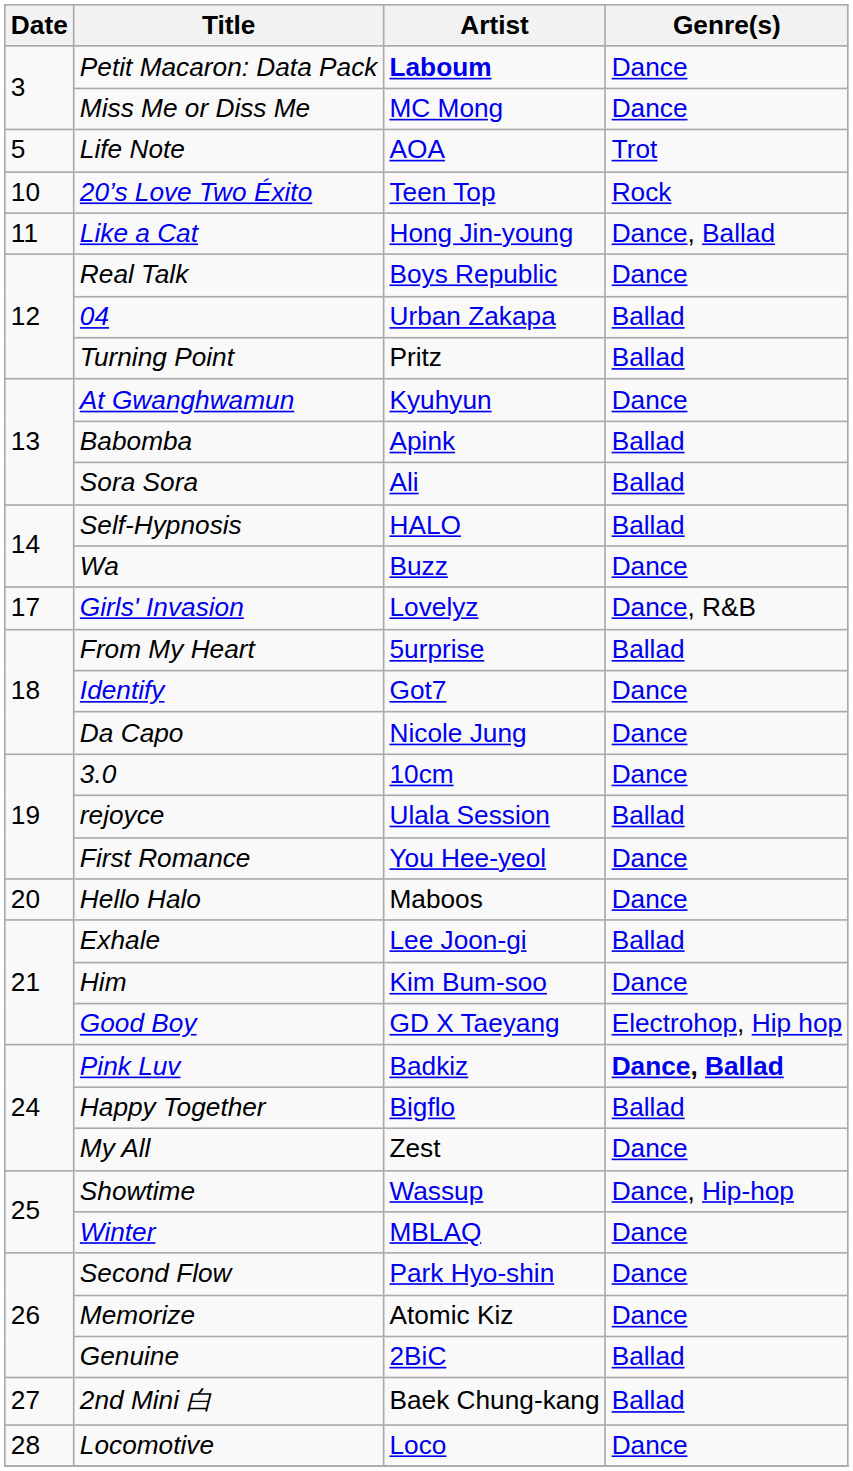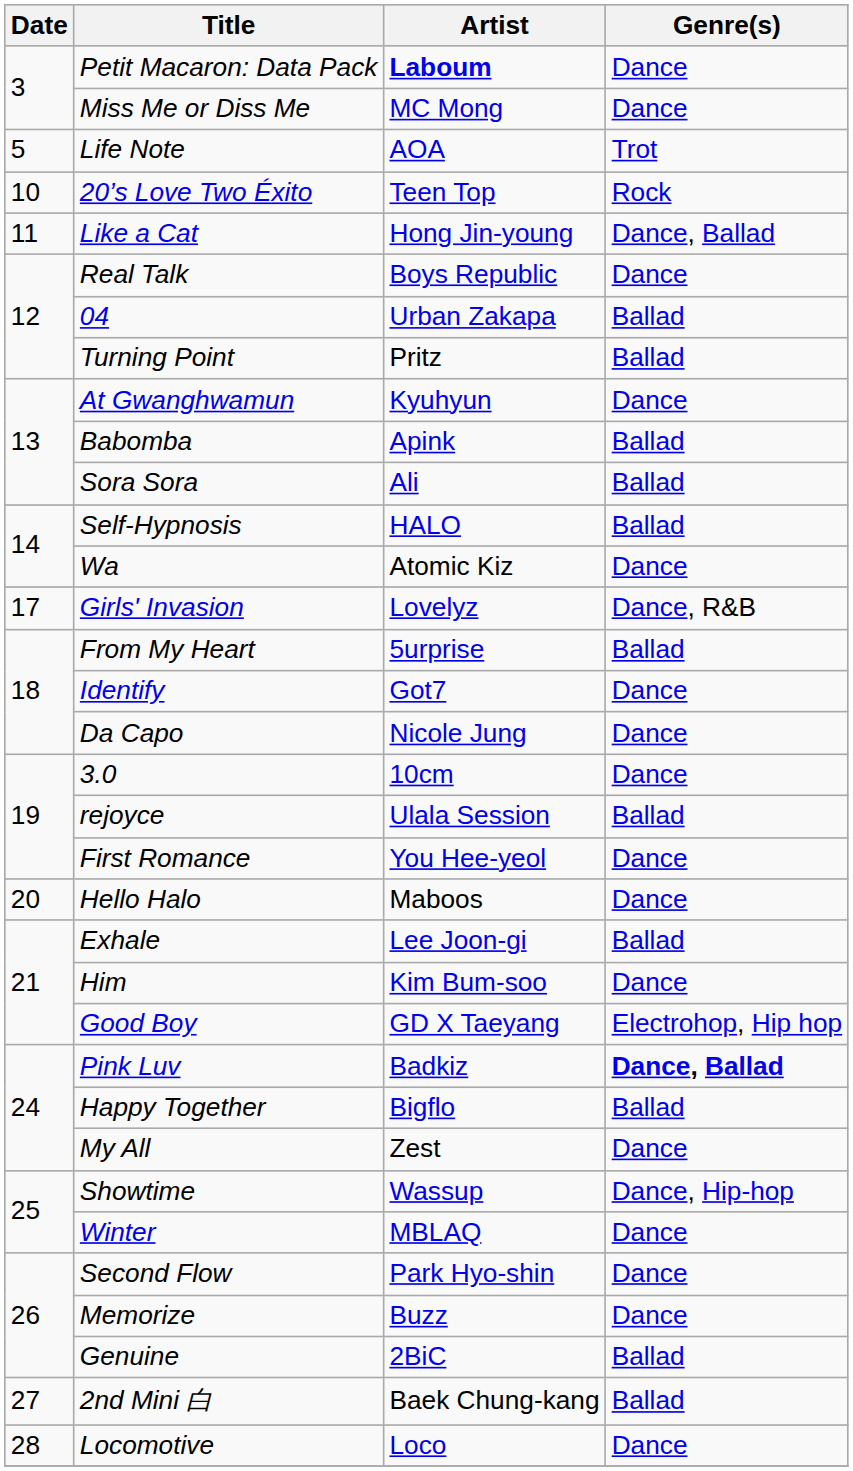(419, 566) Buzz -> (451, 566) Atomic Kiz
(451, 1315) Atomic Kiz -> (419, 1315) Buzz
